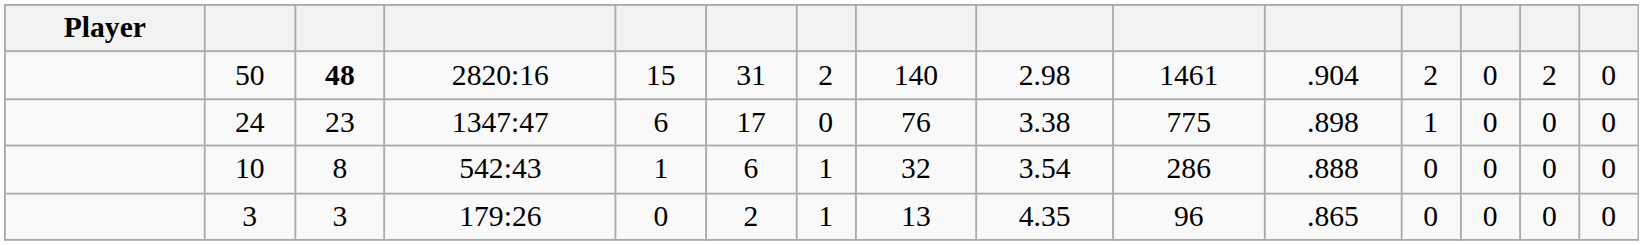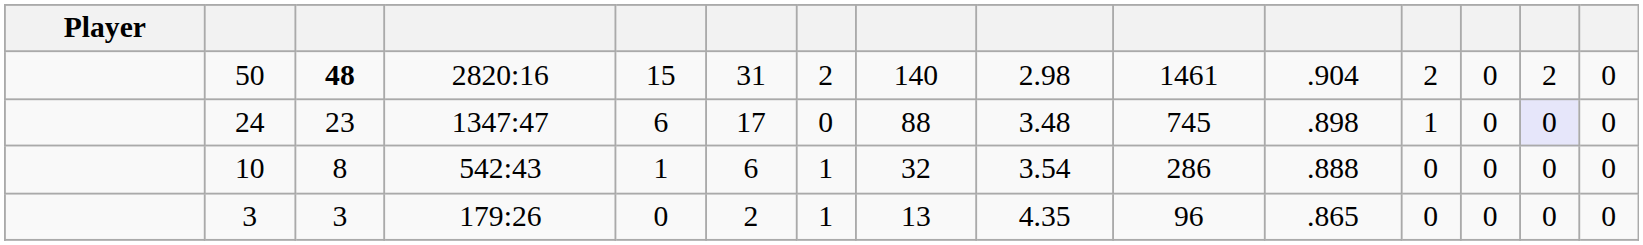(916, 121) 76 -> (916, 121) 88
(1045, 121) 3.38 -> (1045, 121) 3.48
(1189, 121) 775 -> (1189, 121) 745
(1549, 121) no background -> (1549, 121) lavender background
